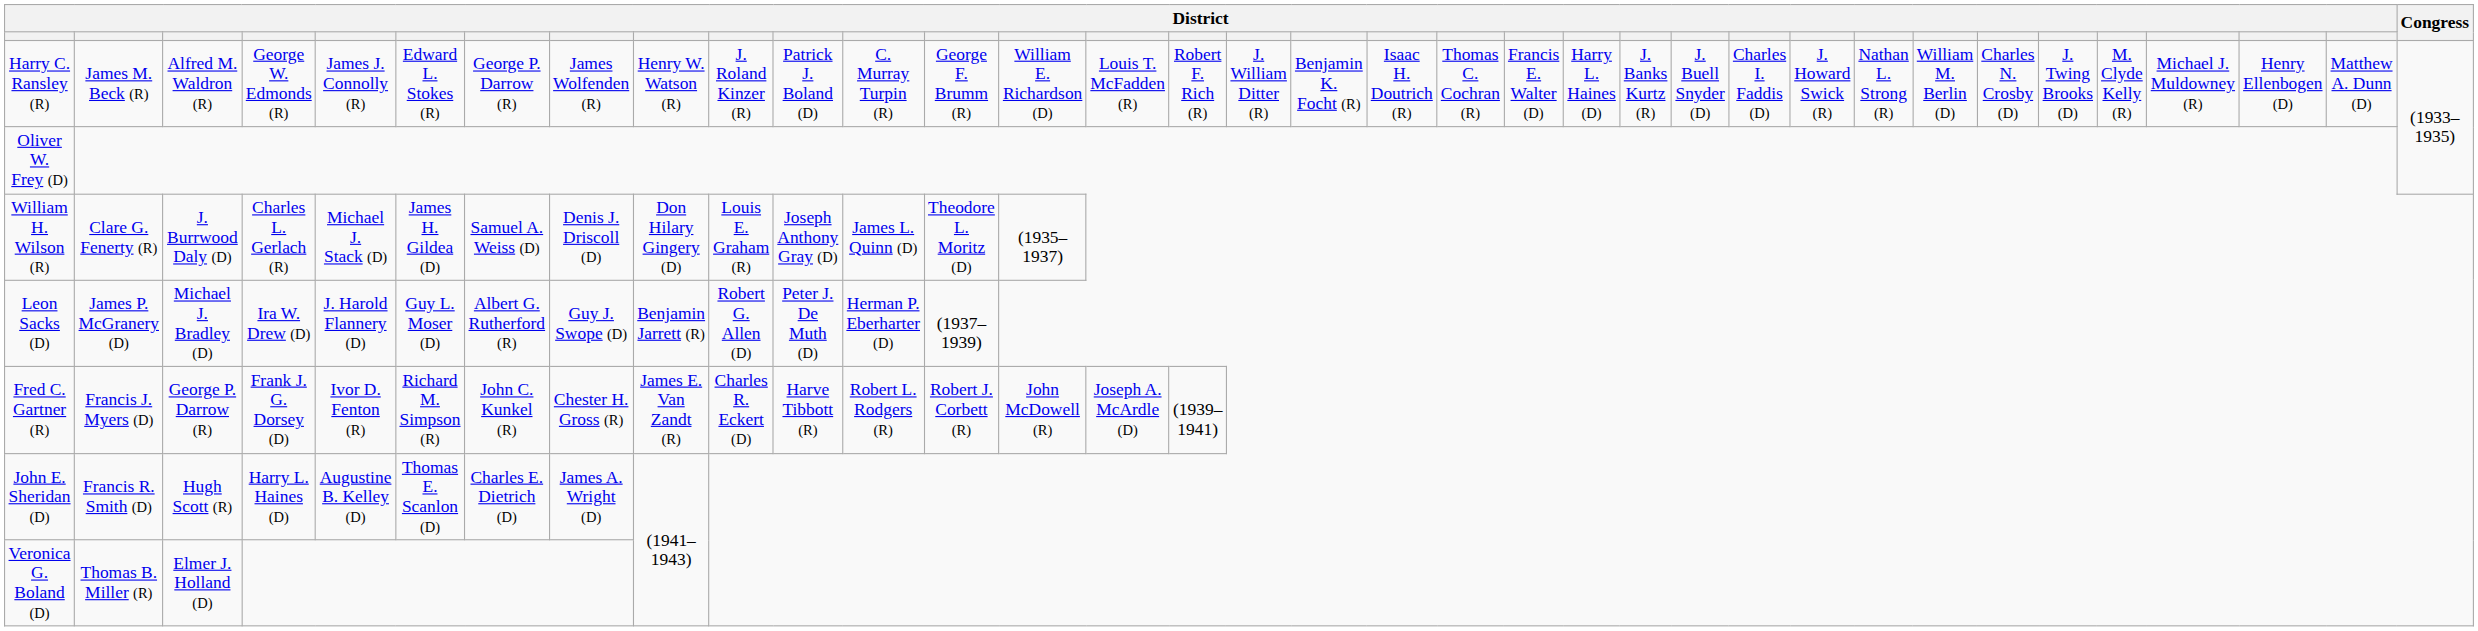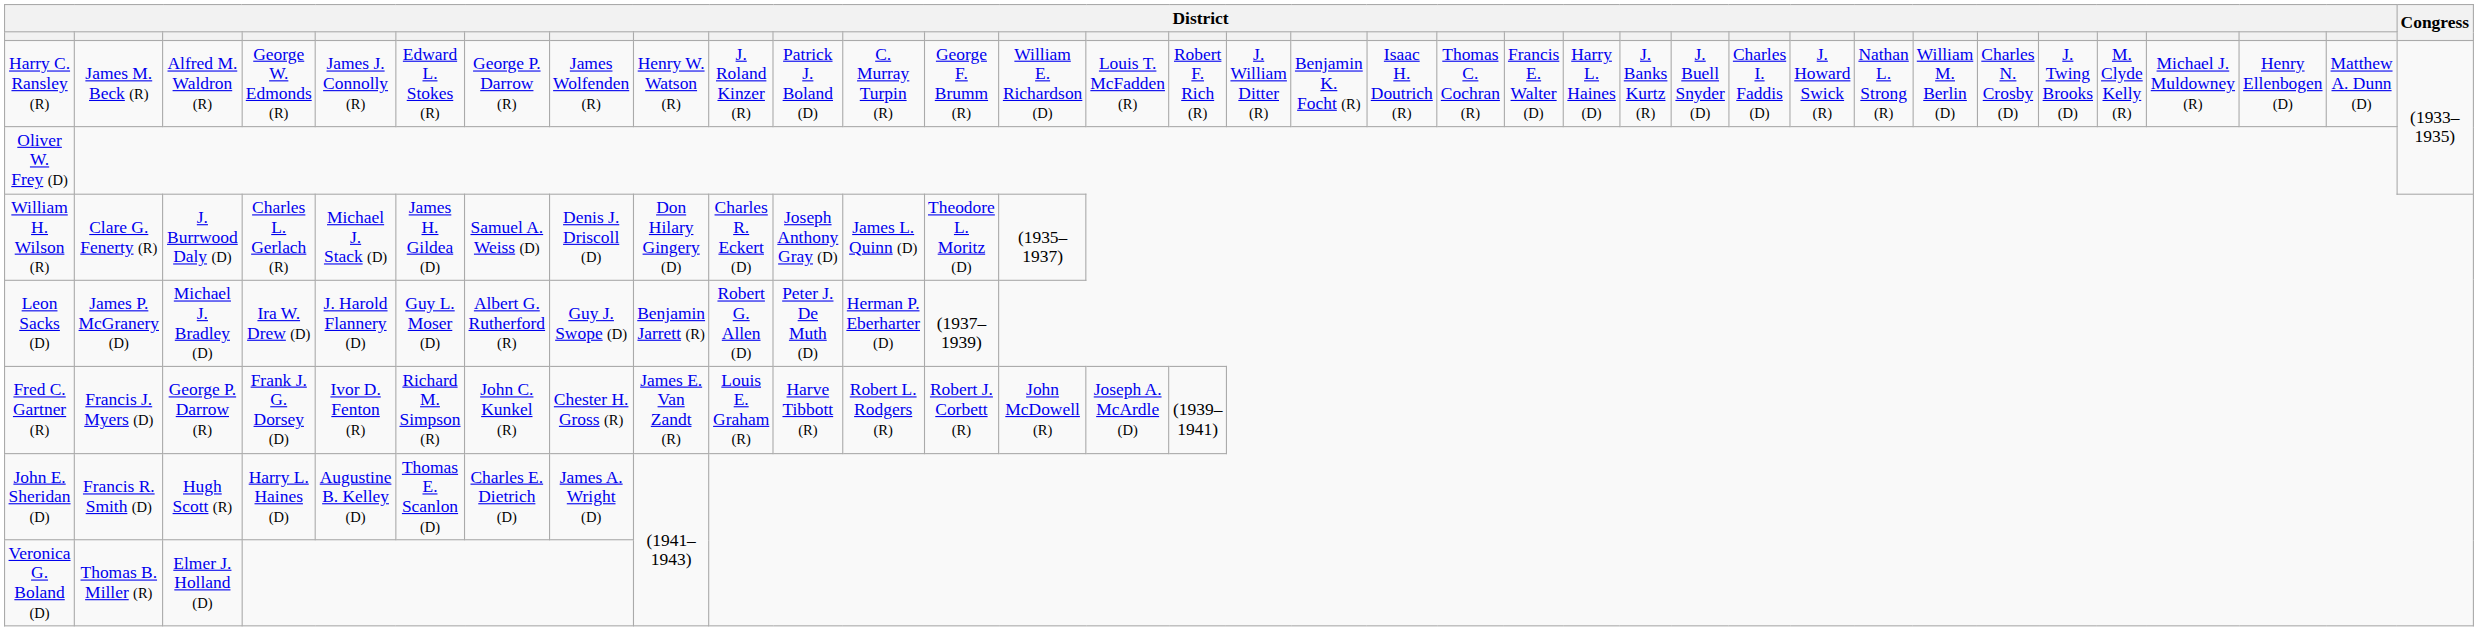(741, 236) Louis E. Graham (R) -> (741, 236) Charles R. Eckert (D)
(741, 409) Charles R. Eckert (D) -> (741, 409) Louis E. Graham (R)
